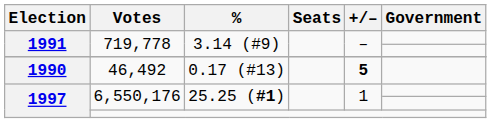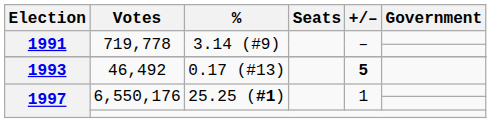(47, 70) 1990 -> (47, 70) 1993
